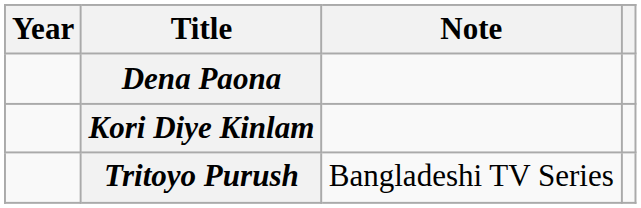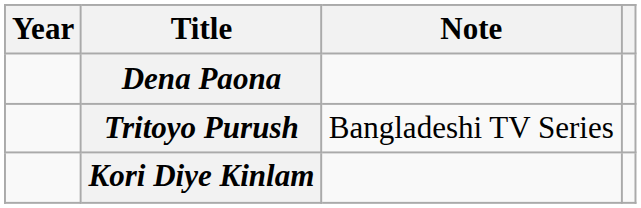rows swapped: (201, 127) <-> (201, 176)
